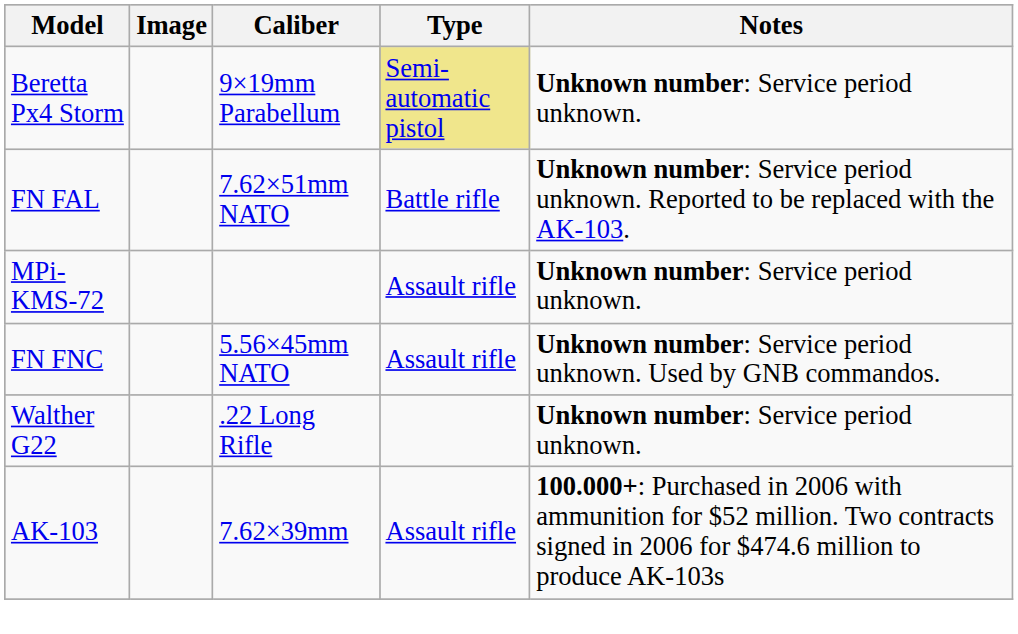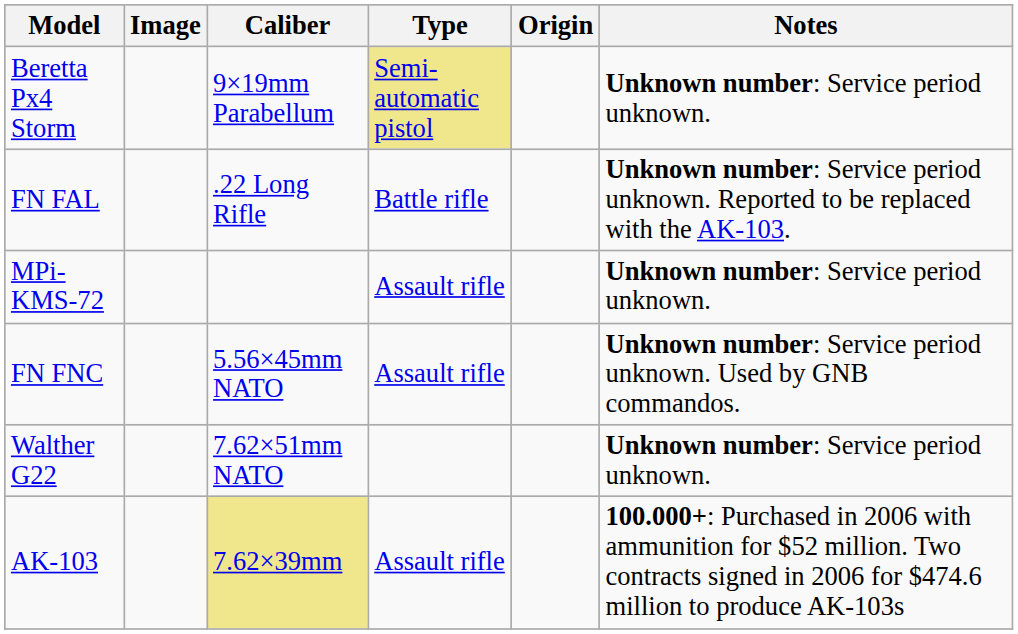+ column: (556, 25)
(284, 199) 7.62×51mm NATO -> (261, 199) .22 Long Rifle
(267, 430) .22 Long Rifle -> (278, 460) 7.62×51mm NATO
(284, 532) no background -> (278, 562) khaki background
